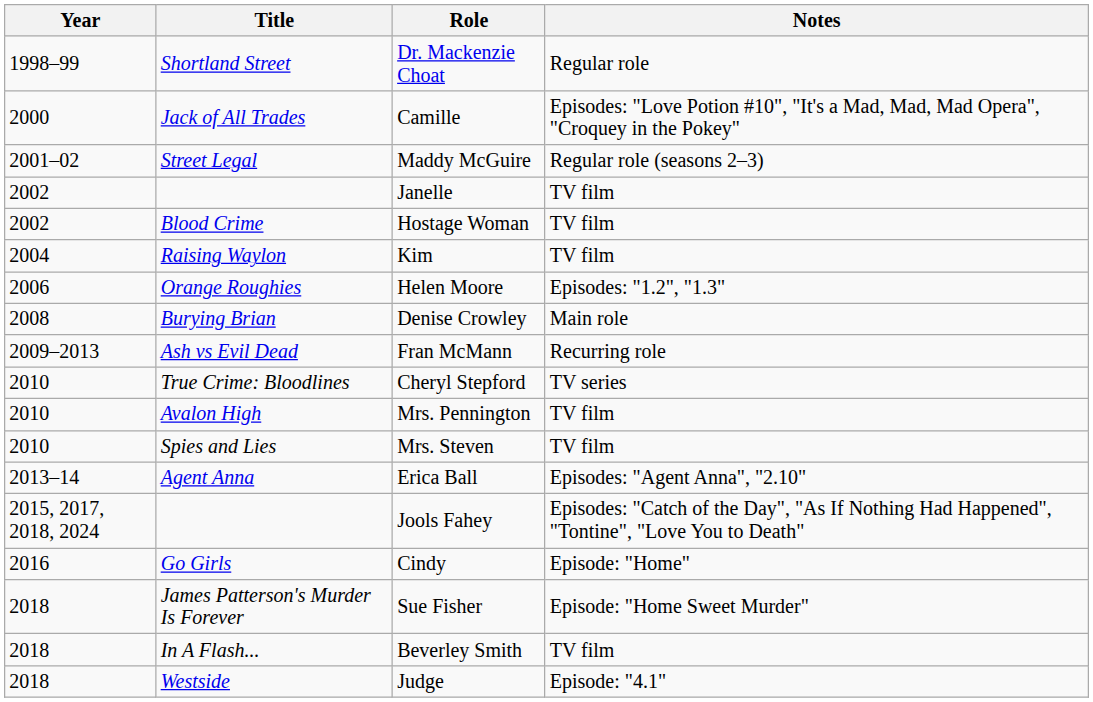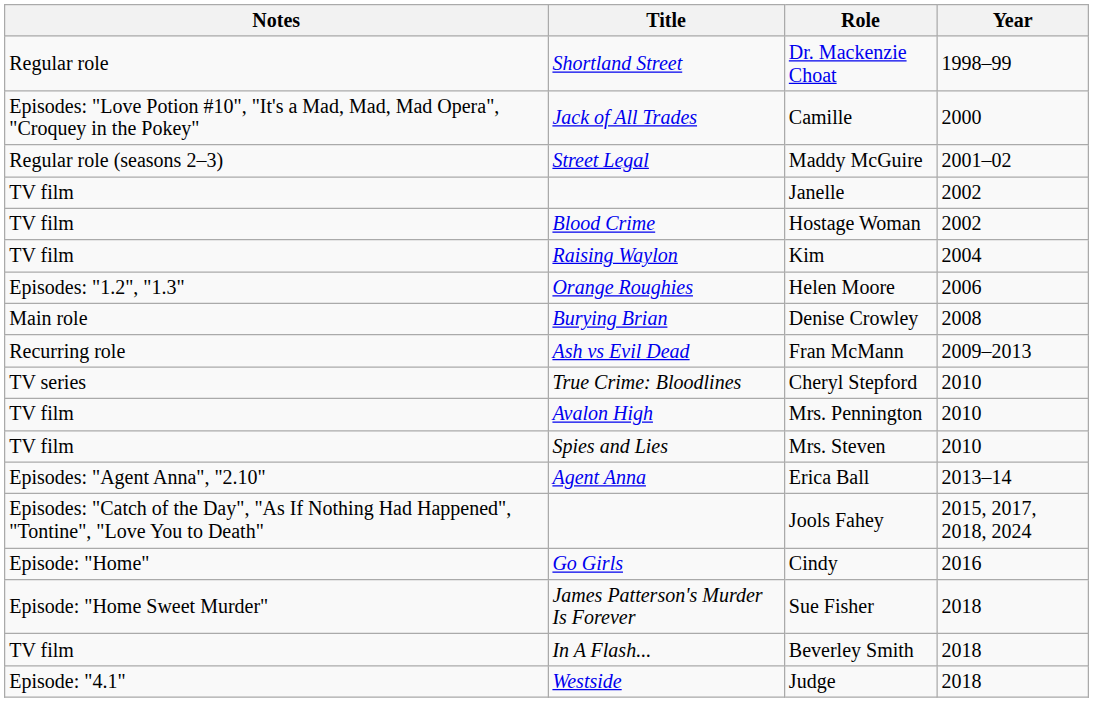columns swapped: (80, 20) <-> (817, 20)
